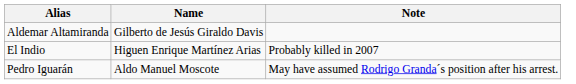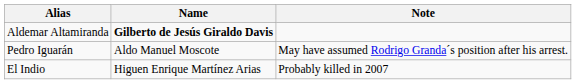(189, 32) normal -> (193, 32) bold
rows swapped: (26, 50) <-> (40, 69)
